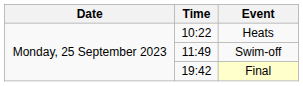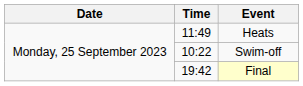(196, 33) 10:22 -> (196, 33) 11:49
(196, 52) 11:49 -> (196, 52) 10:22
